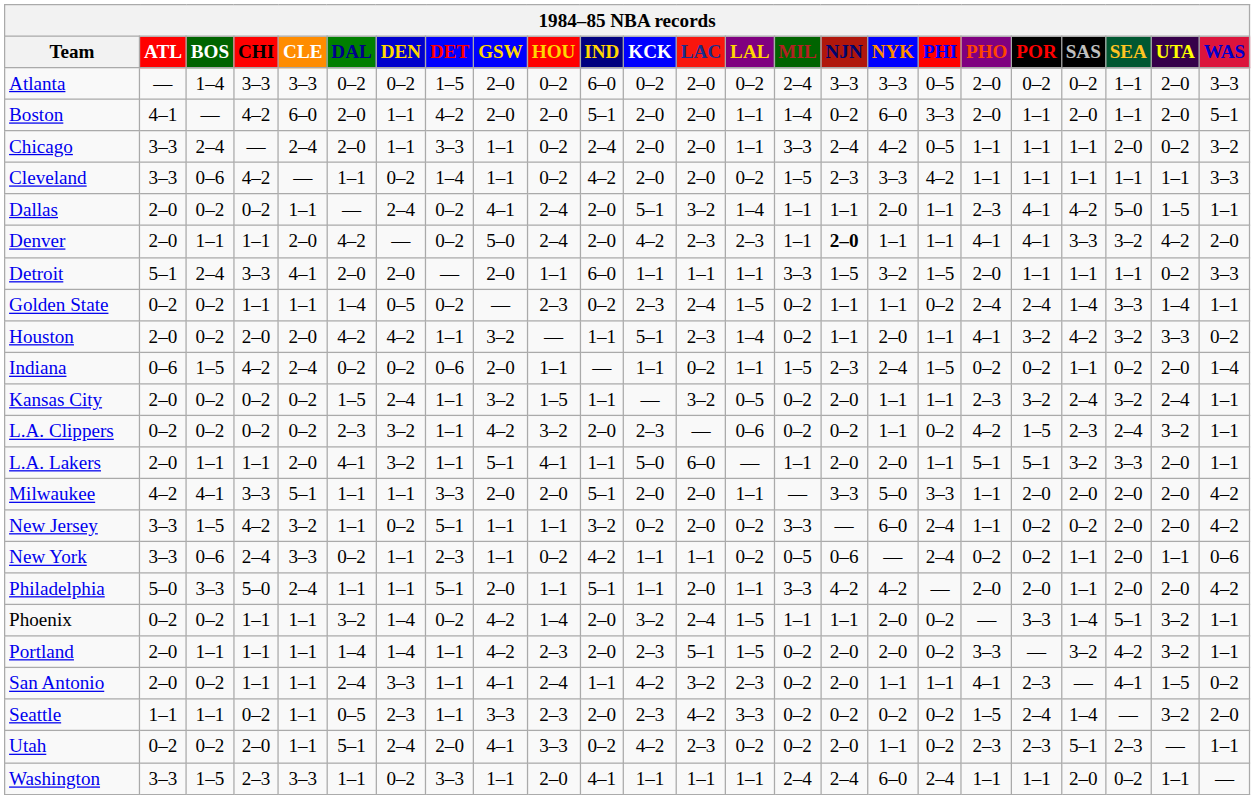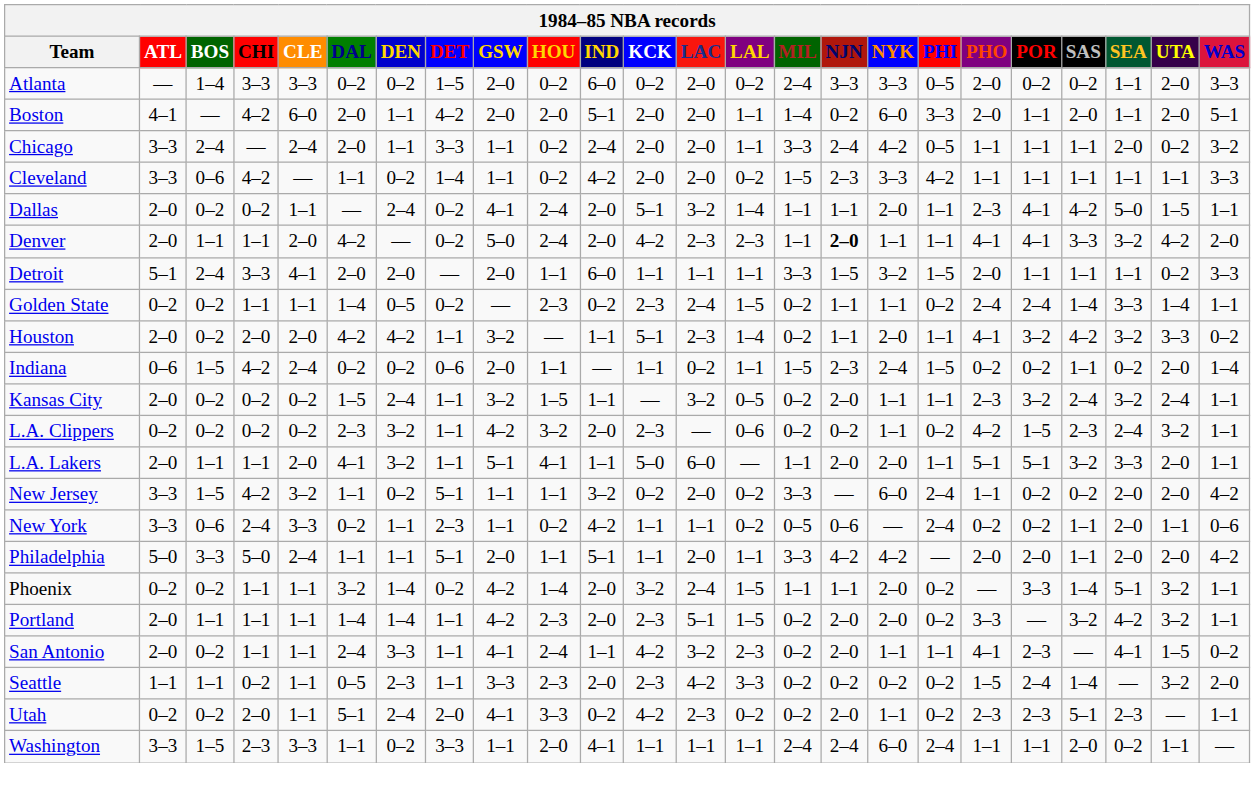- row: (52, 494)
